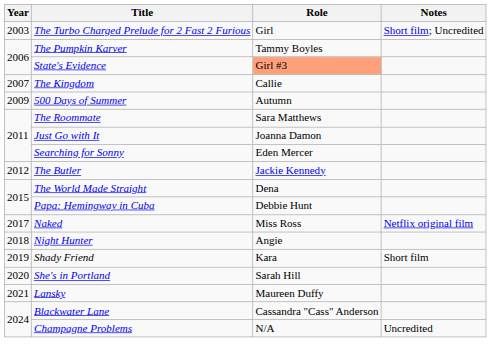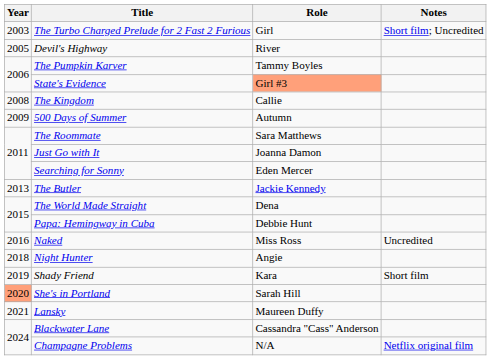+ row: (71, 48)
(18, 83) 2007 -> (18, 100) 2008
(18, 170) 2012 -> (18, 188) 2013
(18, 223) 2017 -> (18, 240) 2016
(428, 223) Netflix original film -> (408, 240) Uncredited
(18, 275) no background -> (18, 293) lightsalmon background
(408, 328) Uncredited -> (428, 345) Netflix original film
